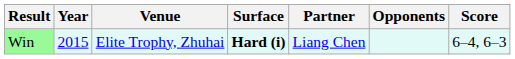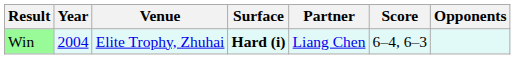columns swapped: (409, 16) <-> (479, 16)
(73, 41) 2015 -> (73, 41) 2004
